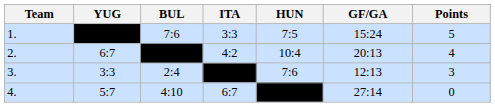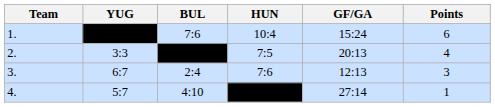- column: (230, 14)
(290, 33) 7:5 -> (265, 33) 10:4
(452, 33) 5 -> (447, 33) 6
(107, 53) 6:7 -> (120, 53) 3:3
(290, 53) 10:4 -> (265, 53) 7:5
(107, 72) 3:3 -> (120, 72) 6:7
(452, 92) 0 -> (447, 92) 1
